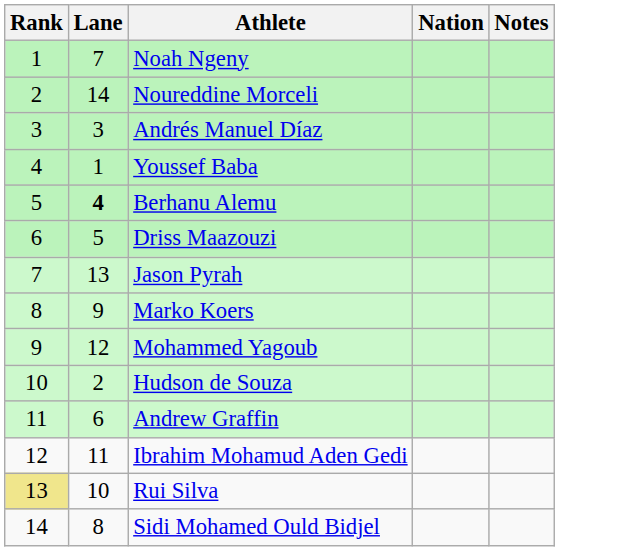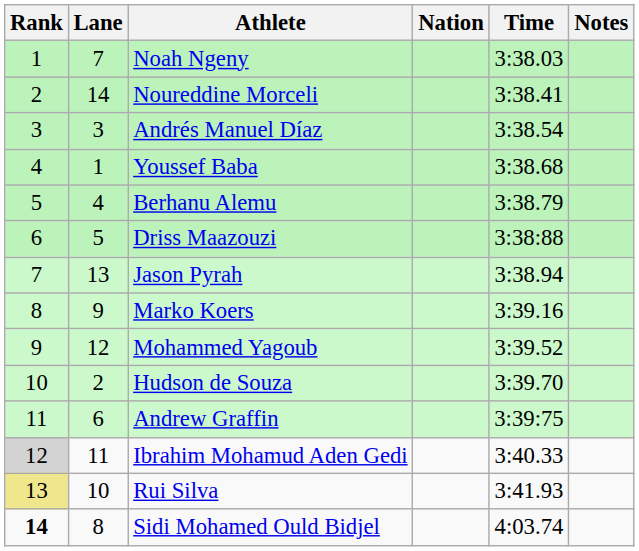+ column: (529, 22)
(98, 202) bold -> (98, 202) normal
(36, 454) no background -> (36, 454) lightgrey background
(36, 526) normal -> (36, 526) bold
